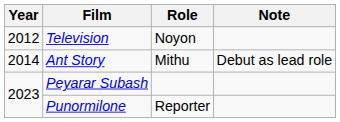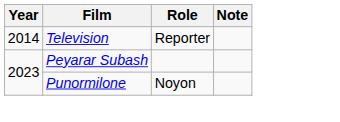(24, 38) 2012 -> (24, 38) 2014
(175, 38) Noyon -> (182, 38) Reporter
- row: (75, 60)
(182, 106) Reporter -> (175, 83) Noyon
